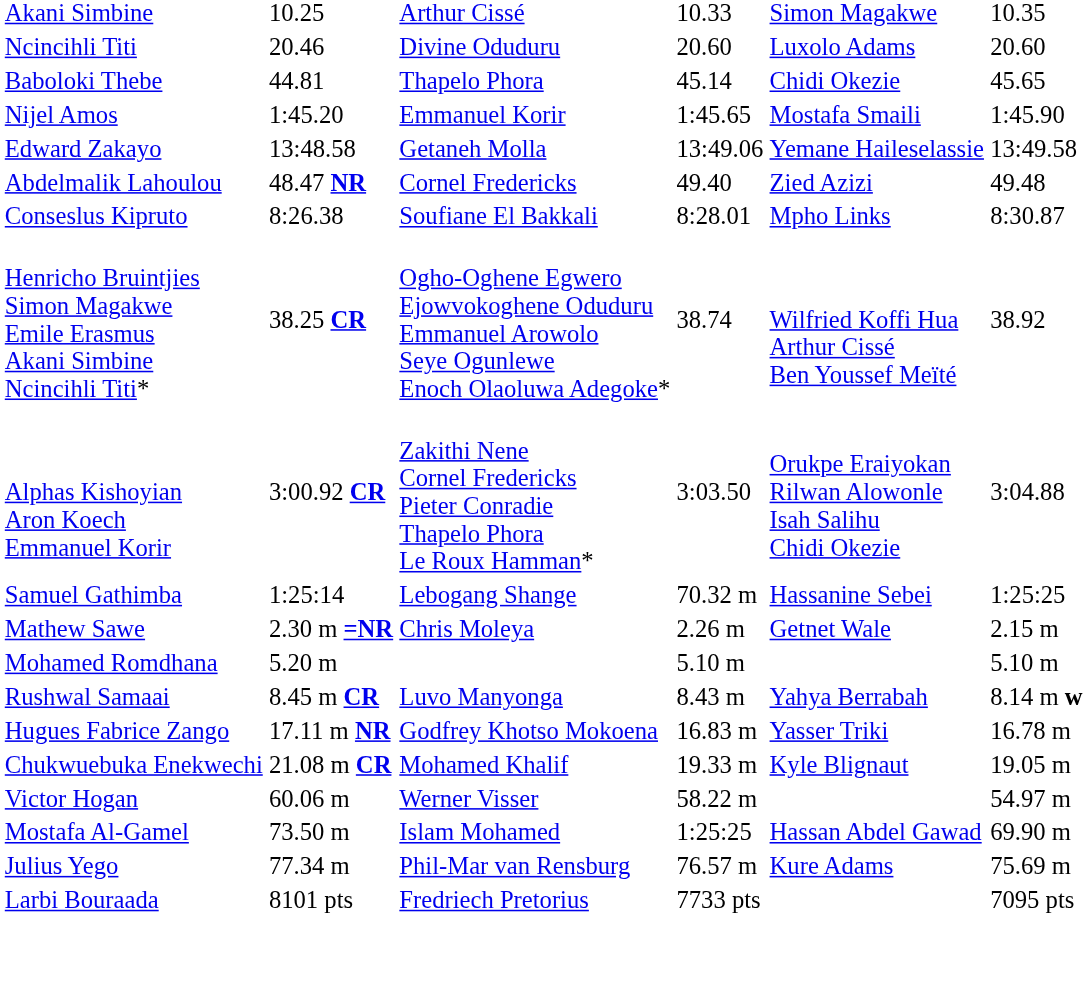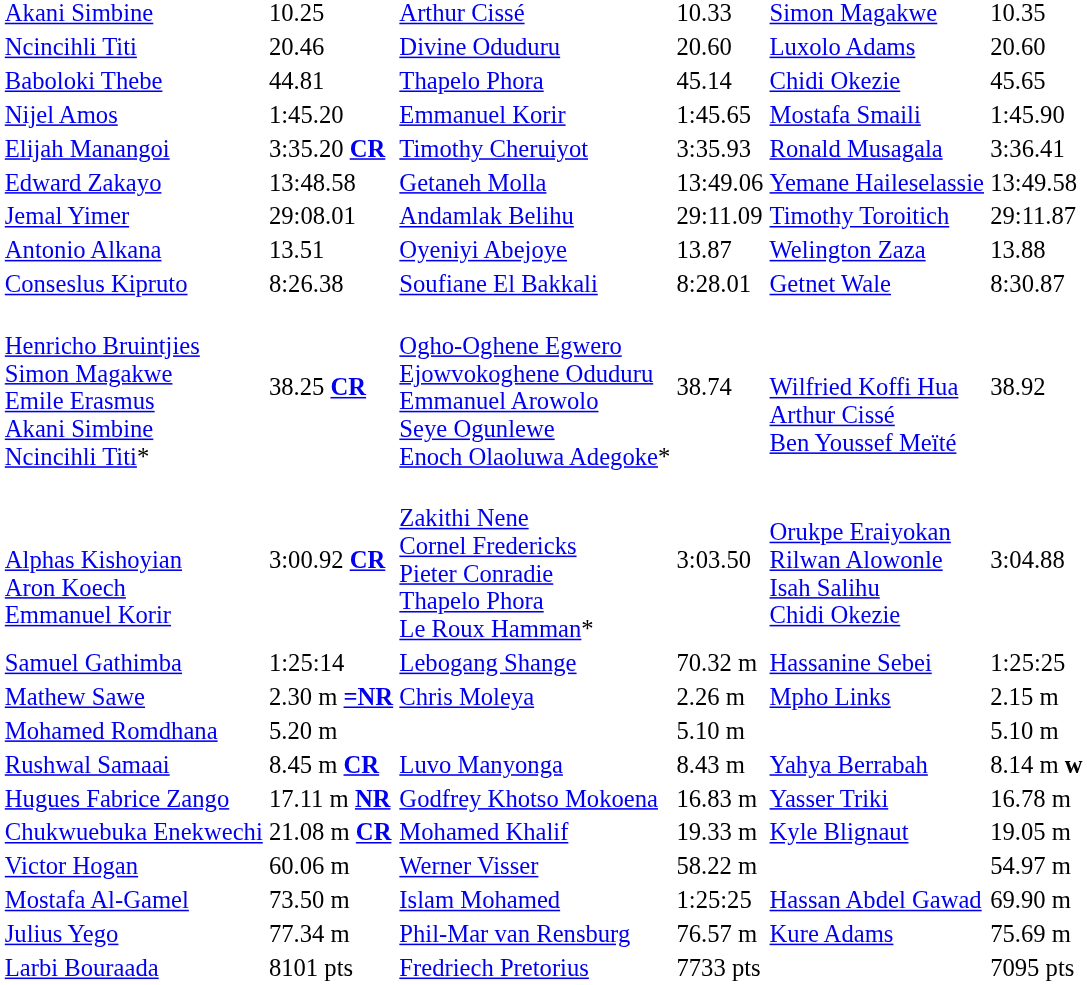+ row: (87, 148)
+ row: (67, 216)
+ row: (83, 250)
- row: (113, 182)
(830, 216) Mpho Links -> (830, 284) Getnet Wale
(830, 629) Getnet Wale -> (830, 696) Mpho Links
